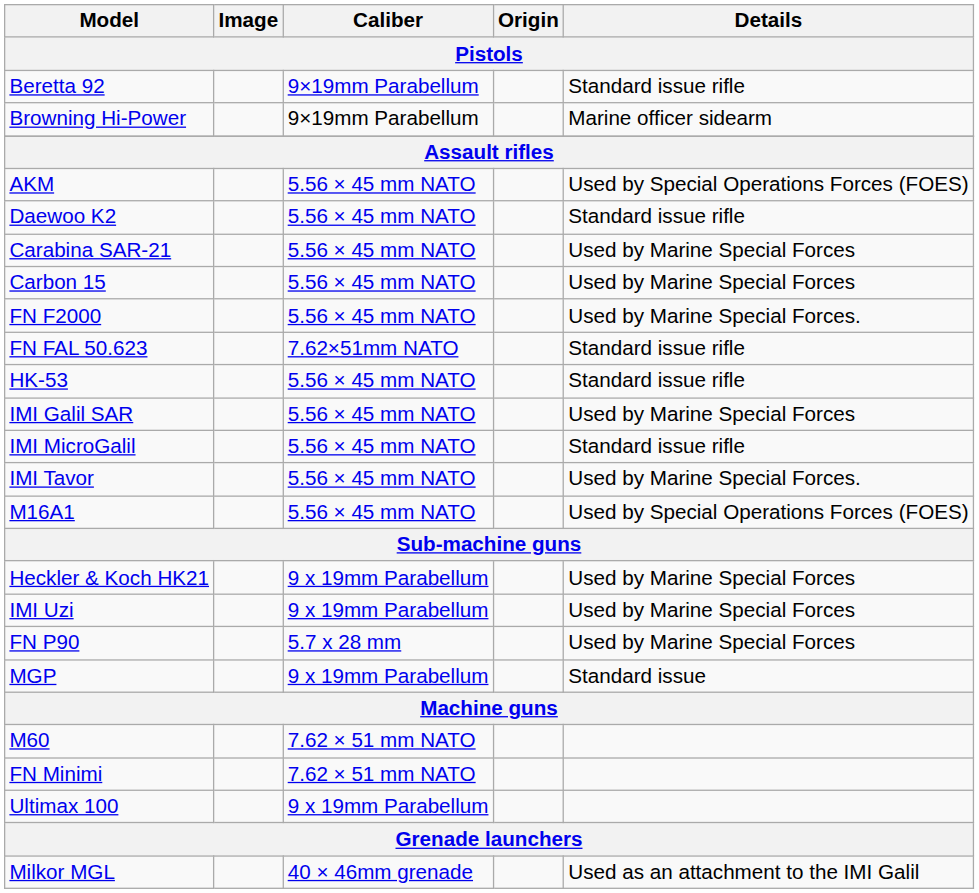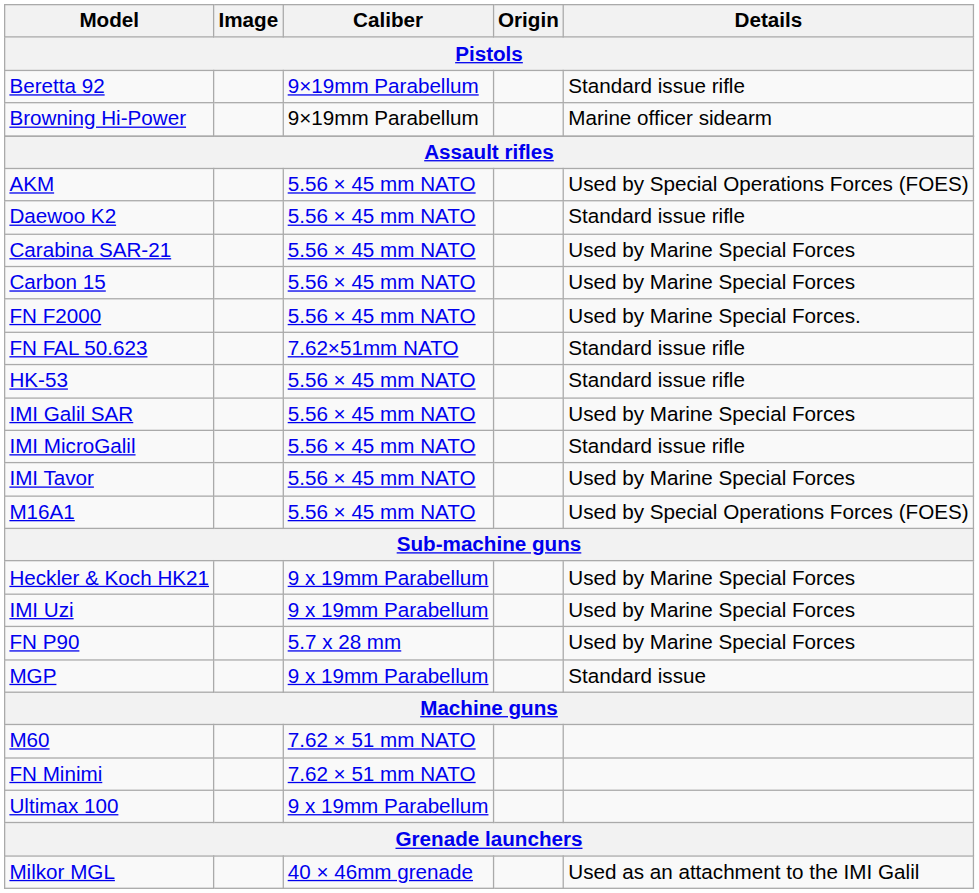(715, 479) Used by Marine Special Forces. -> (712, 479) Used by Marine Special Forces
